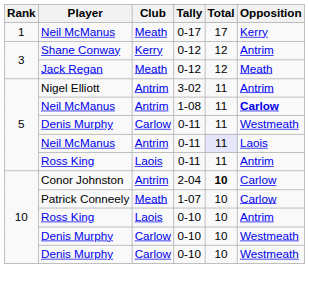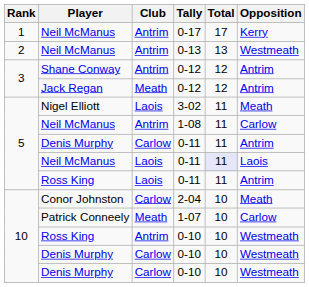(151, 32) Meath -> (152, 32) Antrim
+ row: (78, 50)
(149, 50) Kerry -> (152, 69) Antrim
(256, 69) Meath -> (257, 87) Antrim
(152, 87) Antrim -> (149, 106) Laois
(257, 87) Antrim -> (256, 106) Meath
(259, 106) bold -> (258, 124) normal
(269, 124) Westmeath -> (257, 143) Antrim
(152, 143) Antrim -> (149, 161) Laois
(152, 180) Antrim -> (153, 198) Carlow
(221, 180) bold -> (221, 198) normal
(258, 180) Carlow -> (256, 198) Meath
(149, 217) Laois -> (152, 236) Antrim
(257, 217) Antrim -> (269, 236) Westmeath
